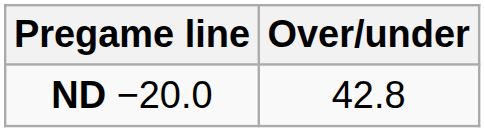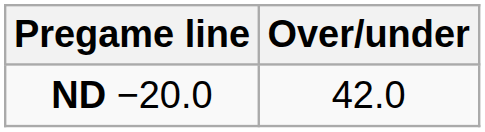(369, 94) 42.8 -> (369, 94) 42.0
